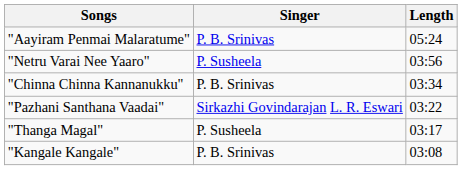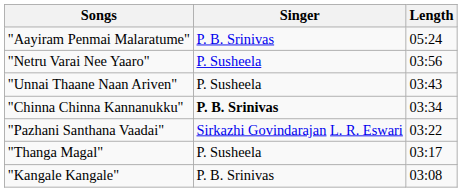+ row: (92, 84)
(235, 84) normal -> (237, 107) bold
